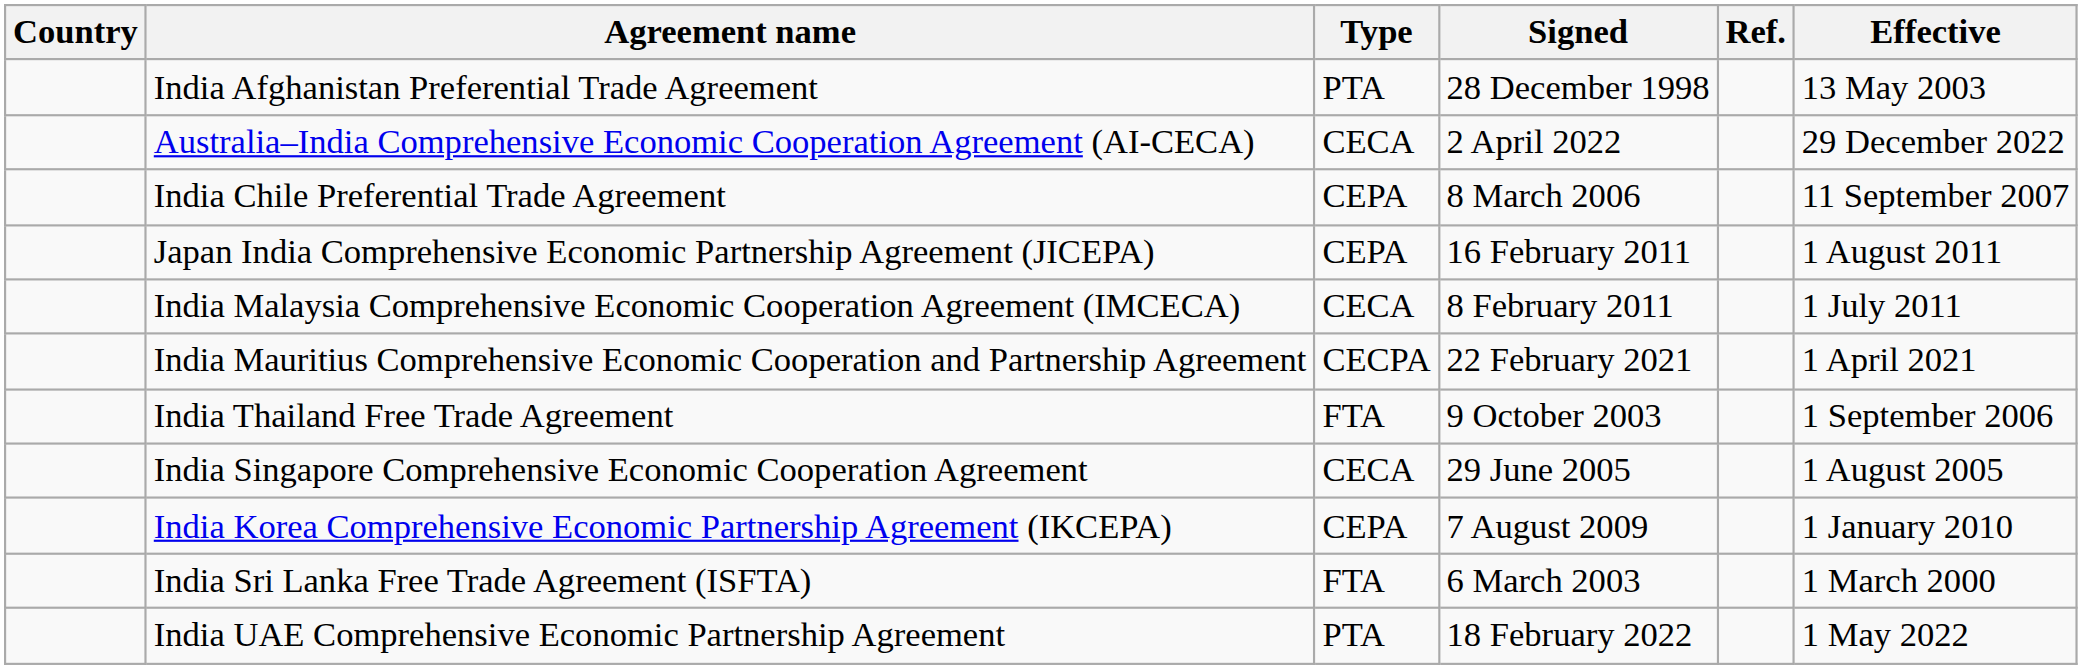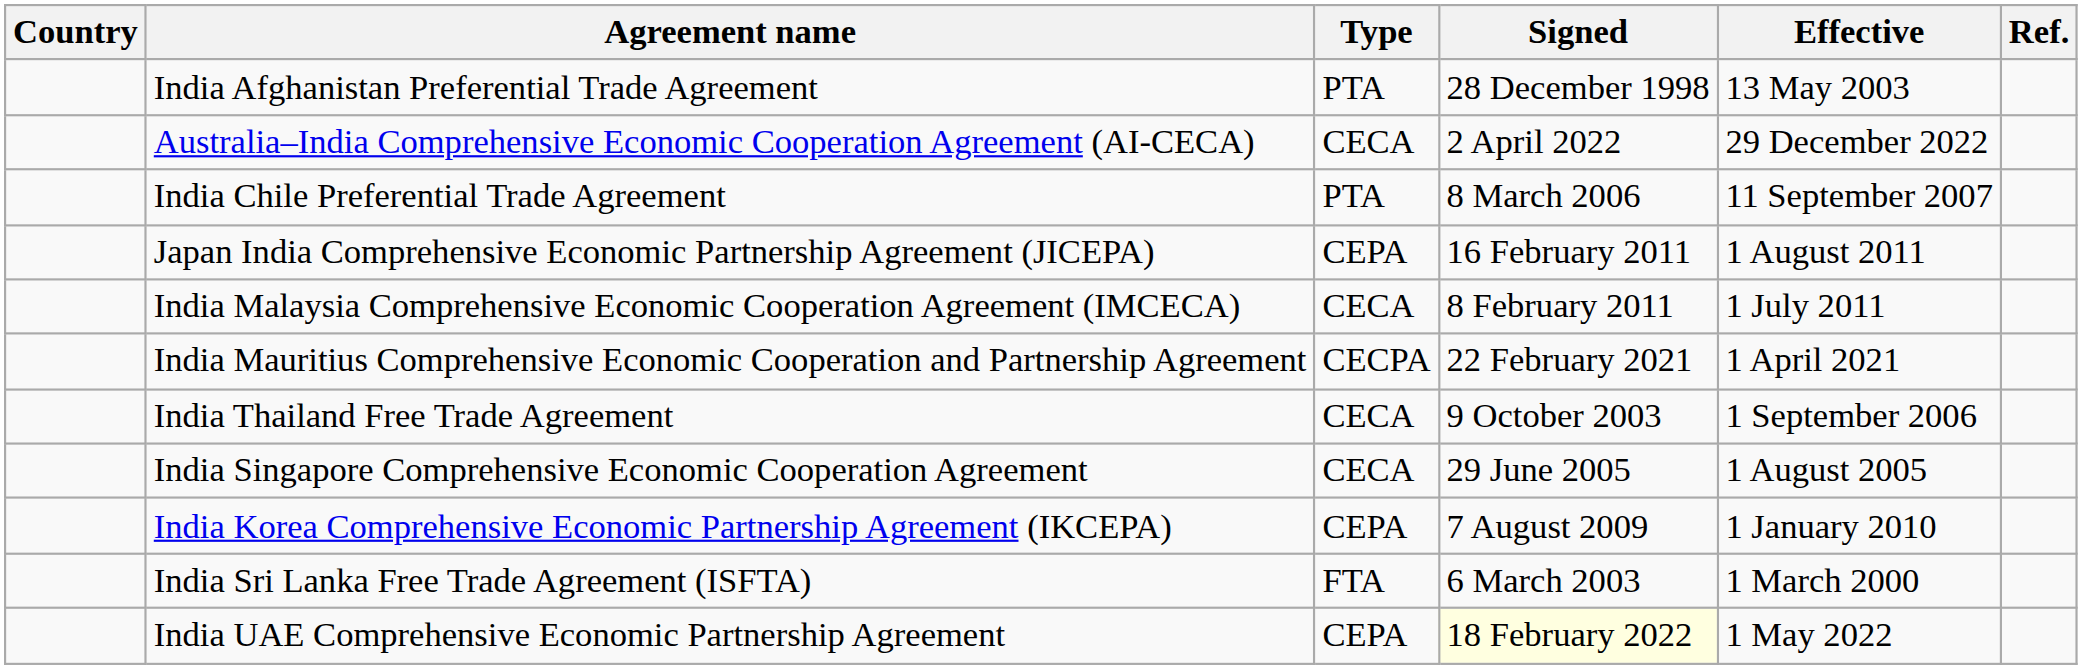columns swapped: (1936, 31) <-> (1756, 31)
(1365, 196) CEPA -> (1354, 196) PTA
(1354, 415) FTA -> (1368, 415) CECA
(1354, 634) PTA -> (1365, 634) CEPA
(1569, 634) no background -> (1569, 634) lightyellow background
